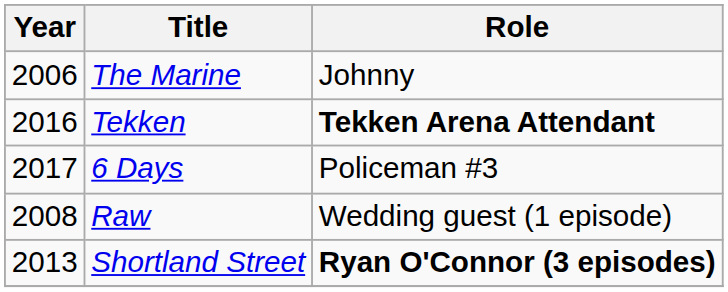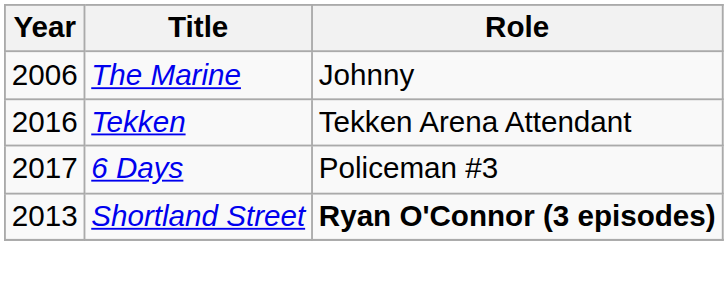(487, 121) bold -> (475, 121) normal
- row: (121, 215)
